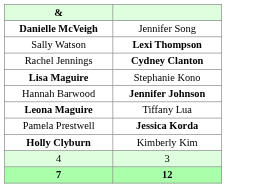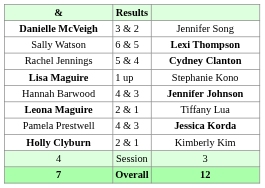+ column: (132, 12)
